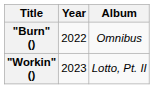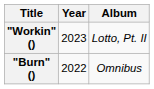rows swapped: (32, 37) <-> (32, 68)
